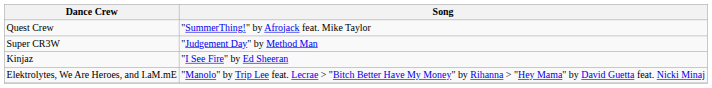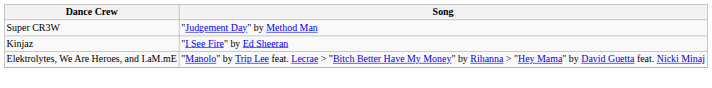- row: (30, 28)
